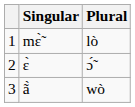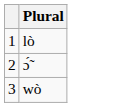- column: (51, 16)
